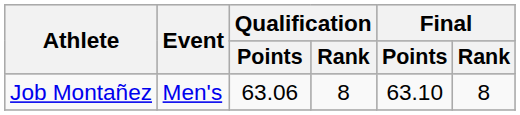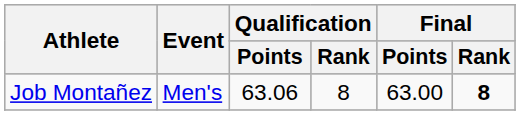(415, 92) 63.10 -> (415, 92) 63.00
(484, 92) normal -> (484, 92) bold
